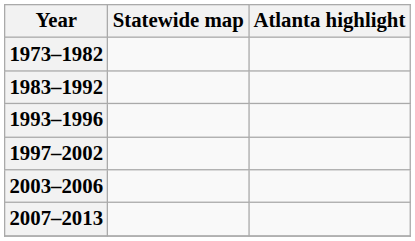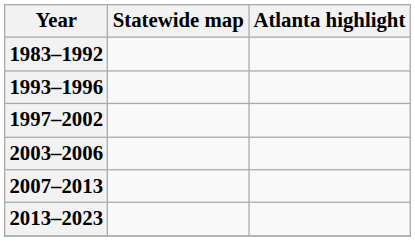- row: (56, 53)
+ row: (56, 218)
